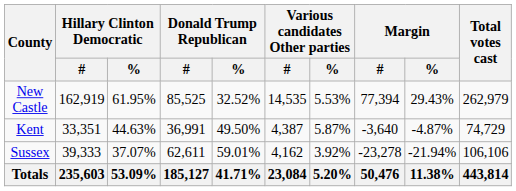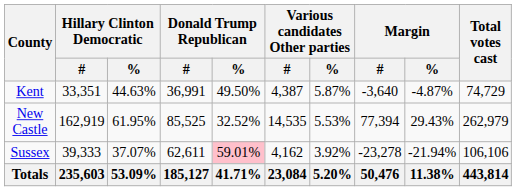rows swapped: (30, 130) <-> (30, 99)
(238, 152) no background -> (238, 152) pink background
